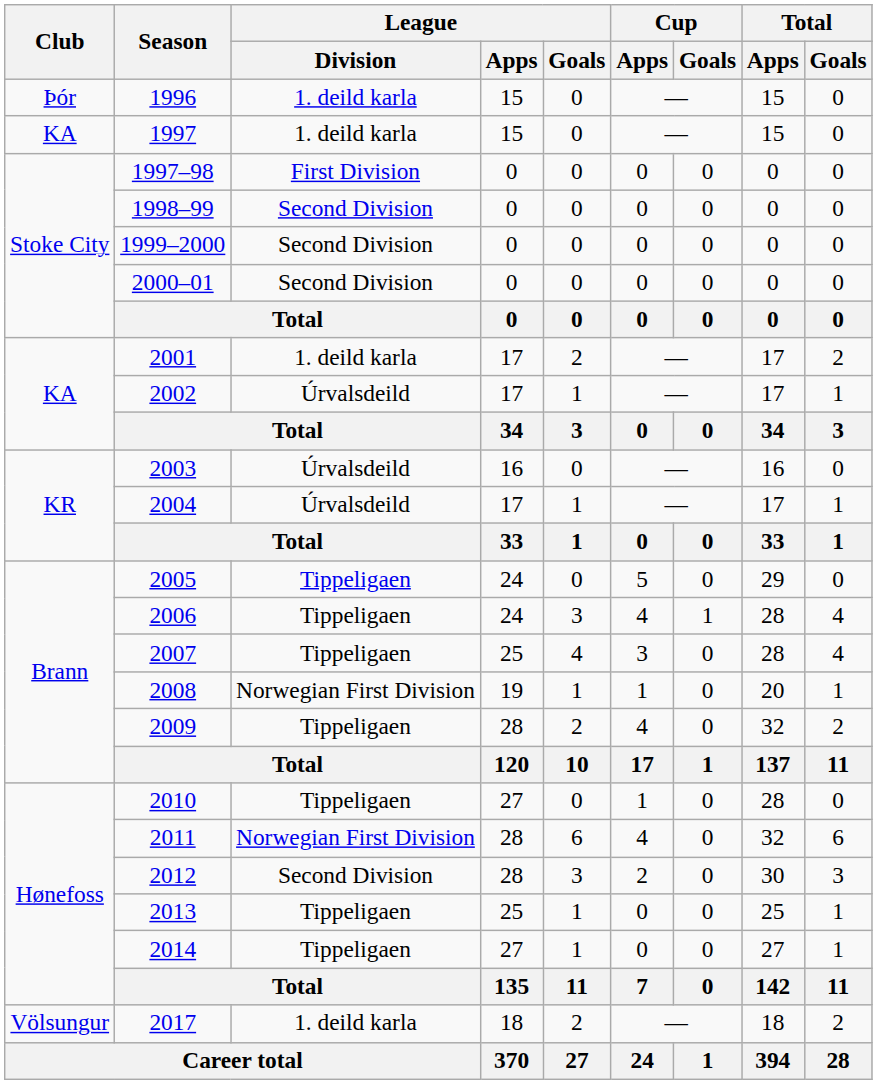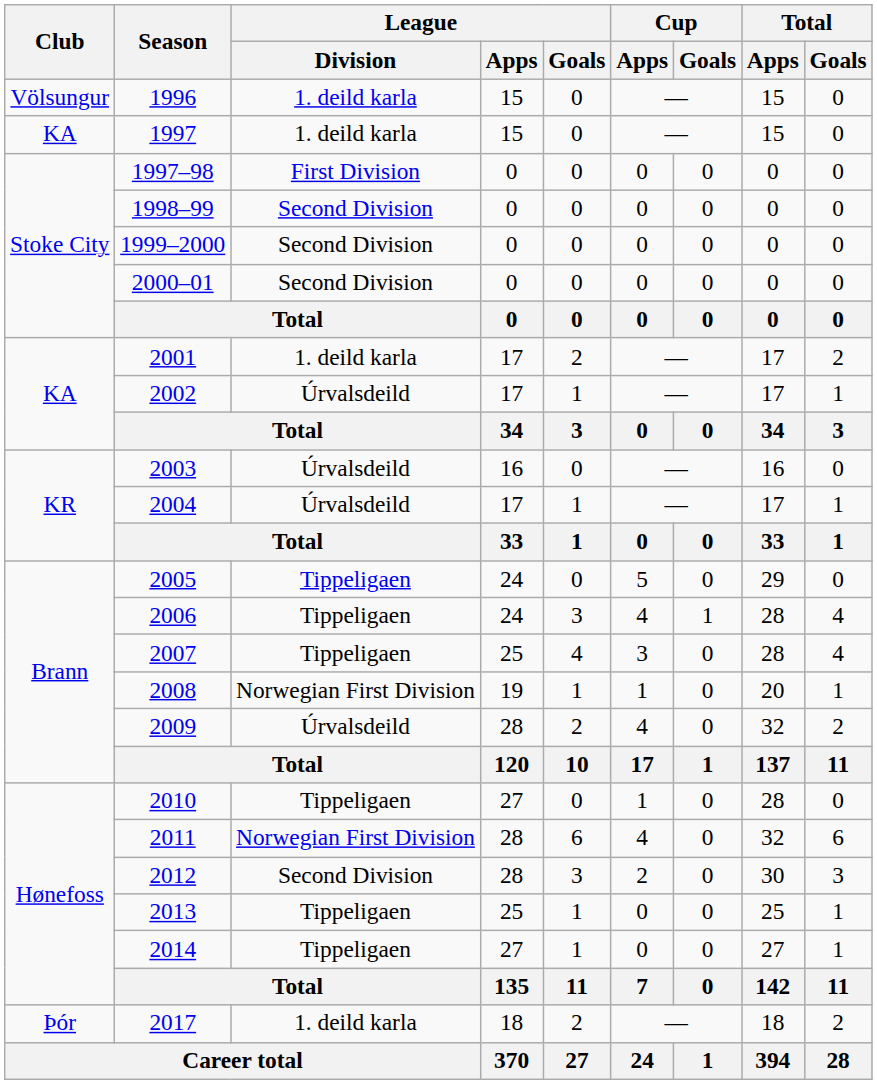(60, 97) Þór -> (60, 97) Völsungur
(355, 726) Tippeligaen -> (355, 726) Úrvalsdeild
(60, 1023) Völsungur -> (60, 1023) Þór
